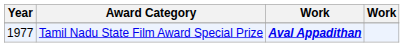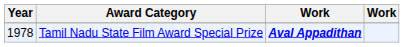(20, 32) 1977 -> (20, 32) 1978
